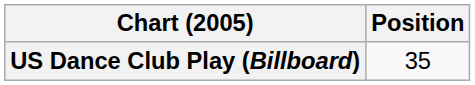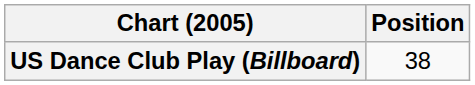(418, 60) 35 -> (418, 60) 38
